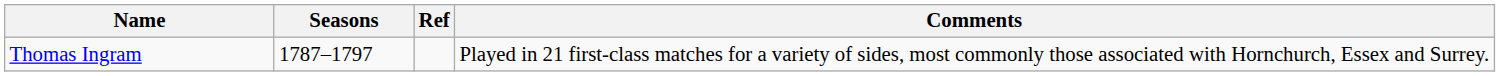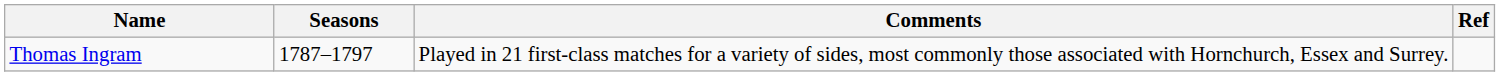columns swapped: (974, 20) <-> (434, 20)
